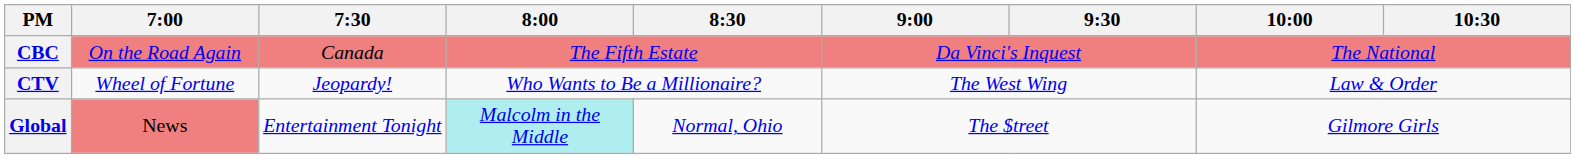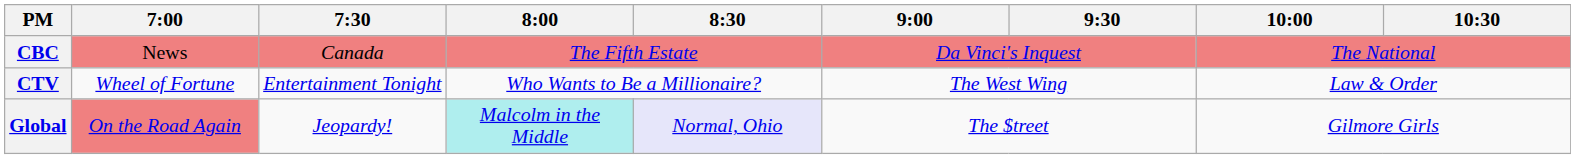(165, 51) On the Road Again -> (165, 51) News
(352, 83) Jeopardy! -> (352, 83) Entertainment Tonight
(165, 125) News -> (165, 125) On the Road Again
(352, 125) Entertainment Tonight -> (352, 125) Jeopardy!
(727, 125) no background -> (727, 125) lavender background
